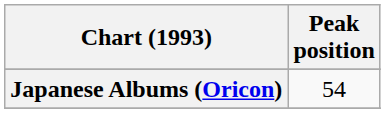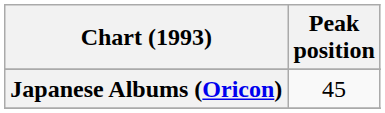(334, 88) 54 -> (334, 88) 45
